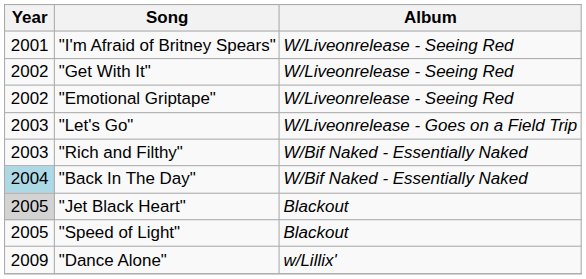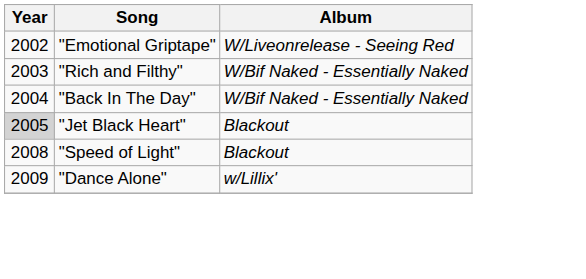- row: (167, 44)
- row: (105, 71)
- row: (96, 125)
(30, 179) lightblue background -> (30, 98) no background
(30, 233) 2005 -> (30, 152) 2008
